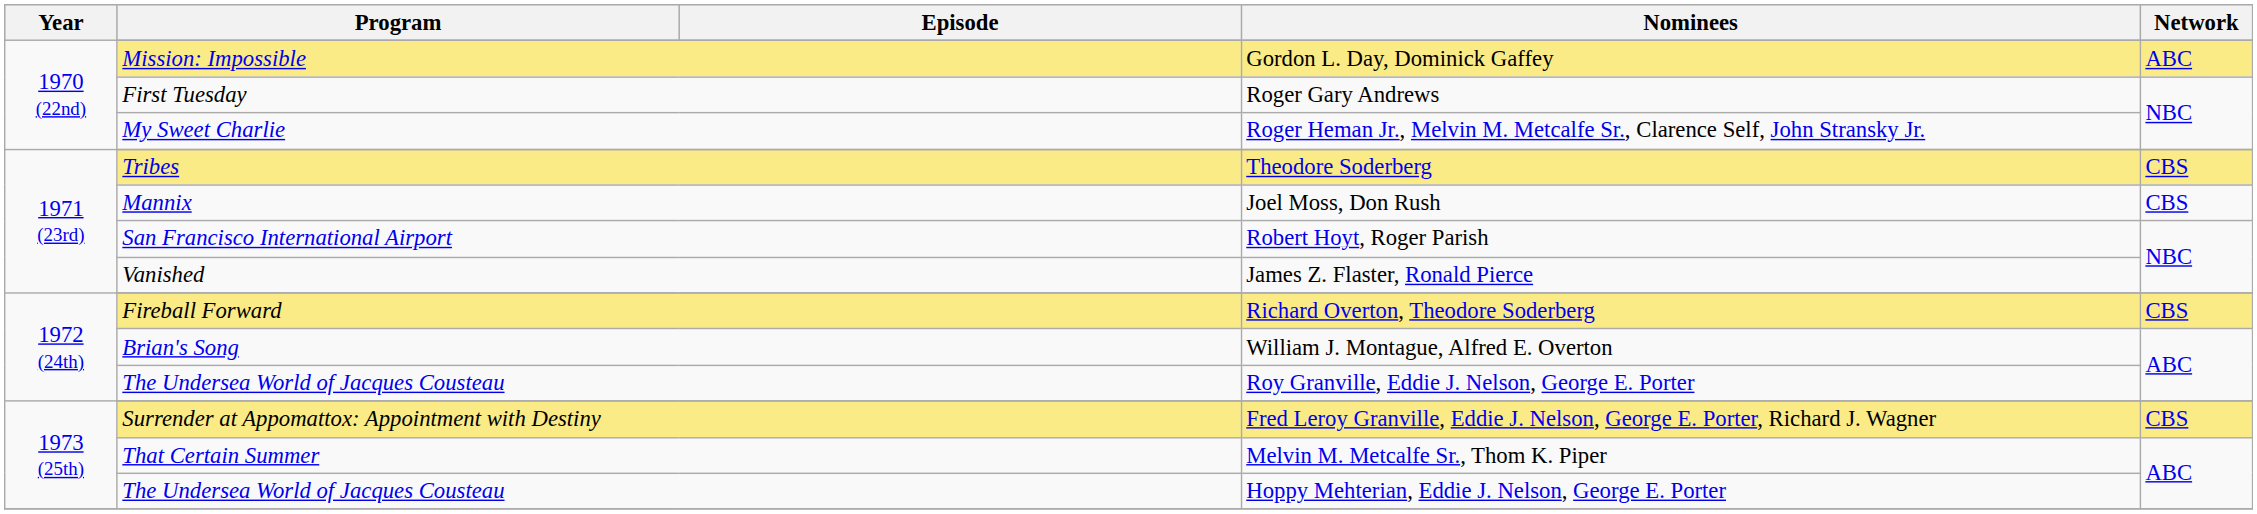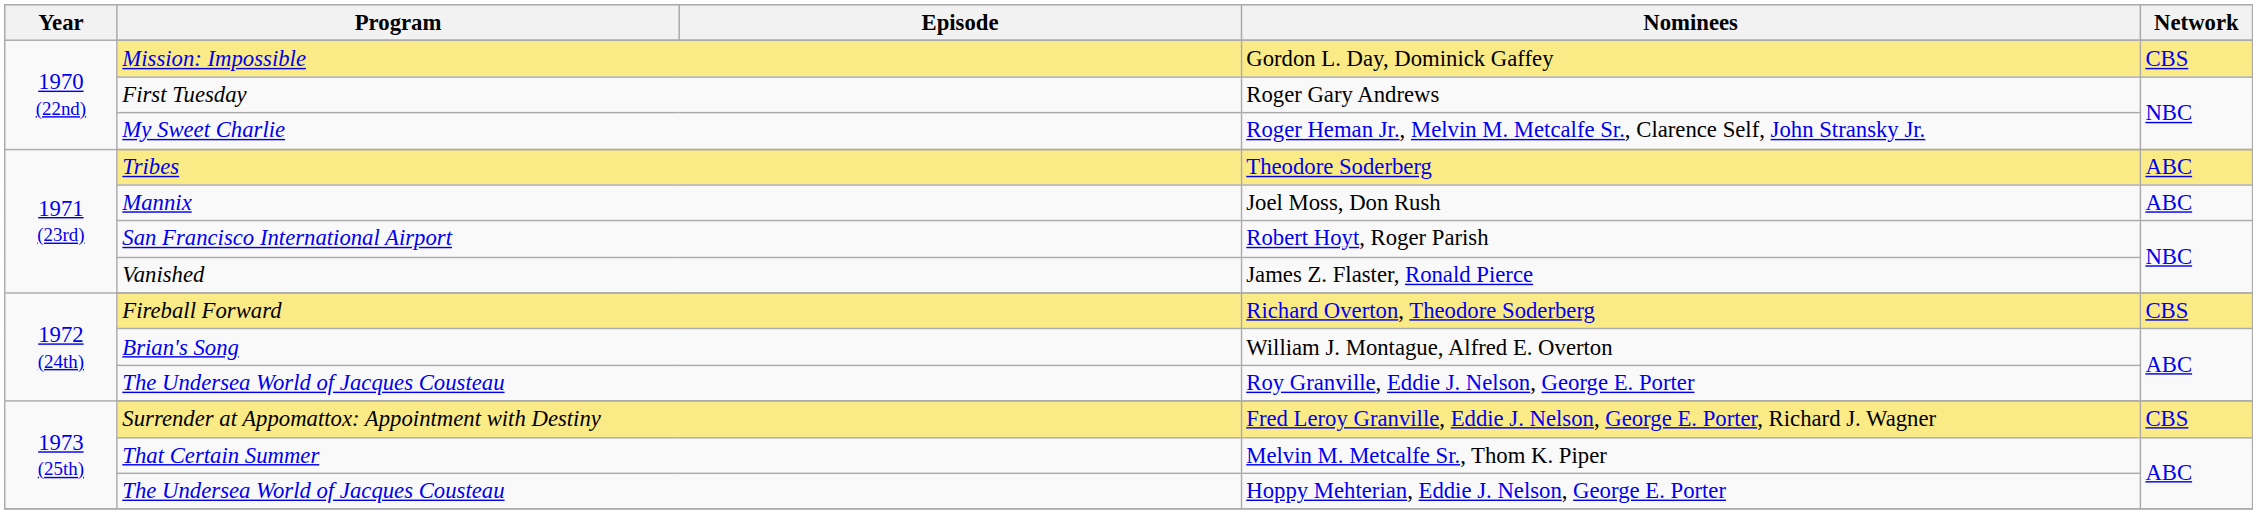(2169, 58) ABC -> (2167, 58) CBS
(2167, 166) CBS -> (2169, 166) ABC
(2167, 202) CBS -> (2169, 202) ABC
